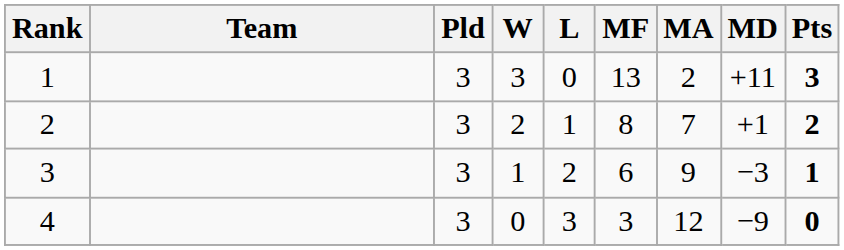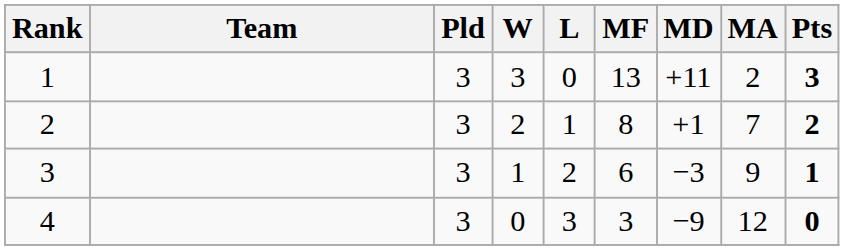columns swapped: (688, 28) <-> (753, 28)
